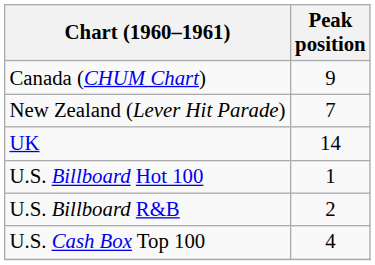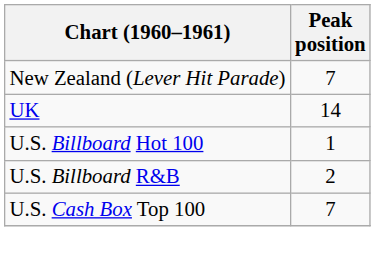- row: (108, 77)
(330, 242) 4 -> (330, 209) 7
